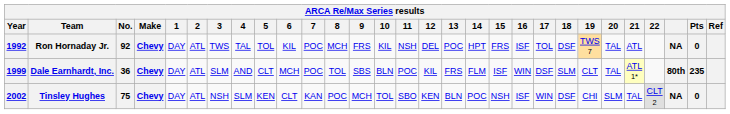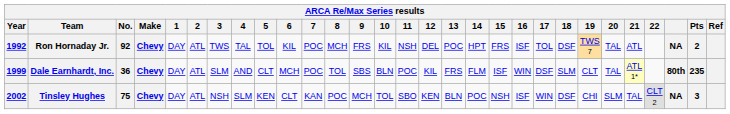(697, 46) 0 -> (697, 46) 2
(697, 96) 0 -> (697, 96) 3
